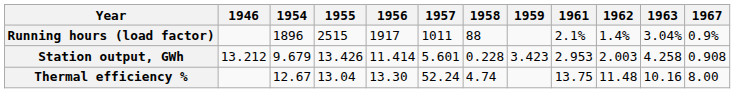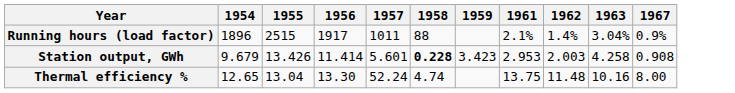- column: (244, 15)
(485, 56) normal -> (433, 56) bold
(292, 77) 12.67 -> (240, 77) 12.65
